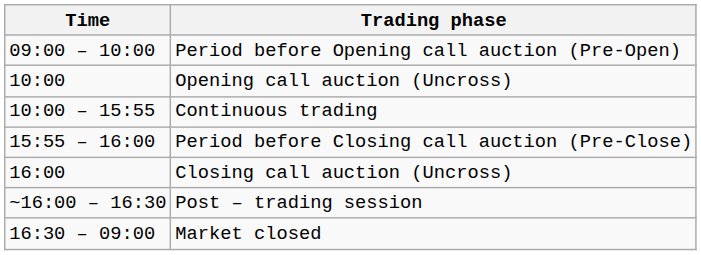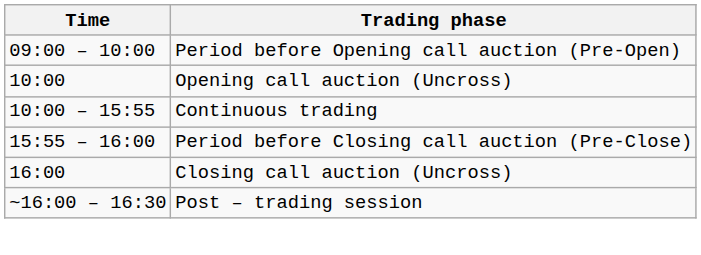- row: (248, 234)
